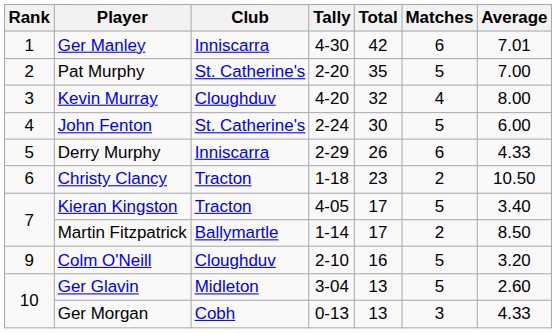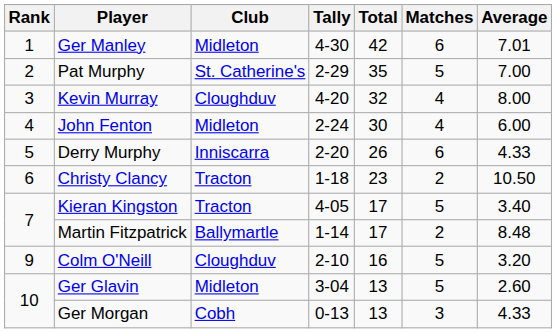(232, 44) Inniscarra -> (227, 44) Midleton
(332, 71) 2-20 -> (332, 71) 2-29
(250, 125) St. Catherine's -> (227, 125) Midleton
(439, 125) 5 -> (439, 125) 4
(332, 152) 2-29 -> (332, 152) 2-20
(514, 233) 8.50 -> (514, 233) 8.48
